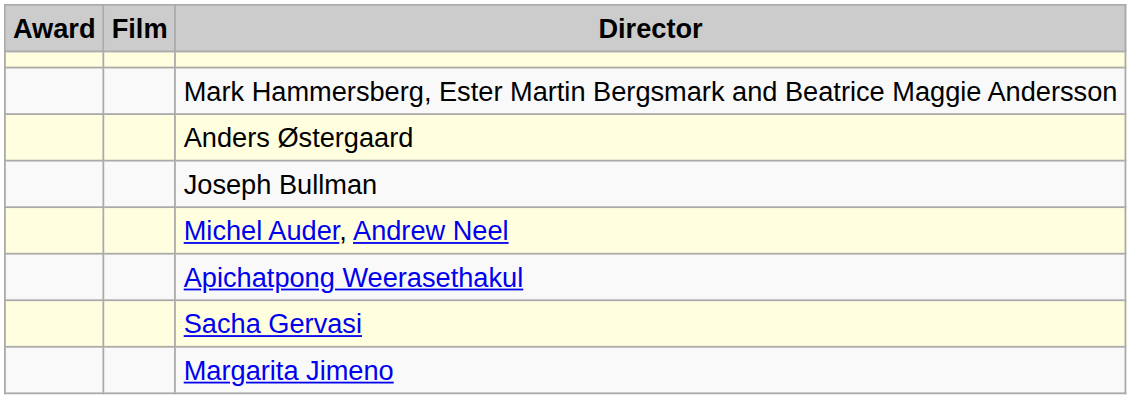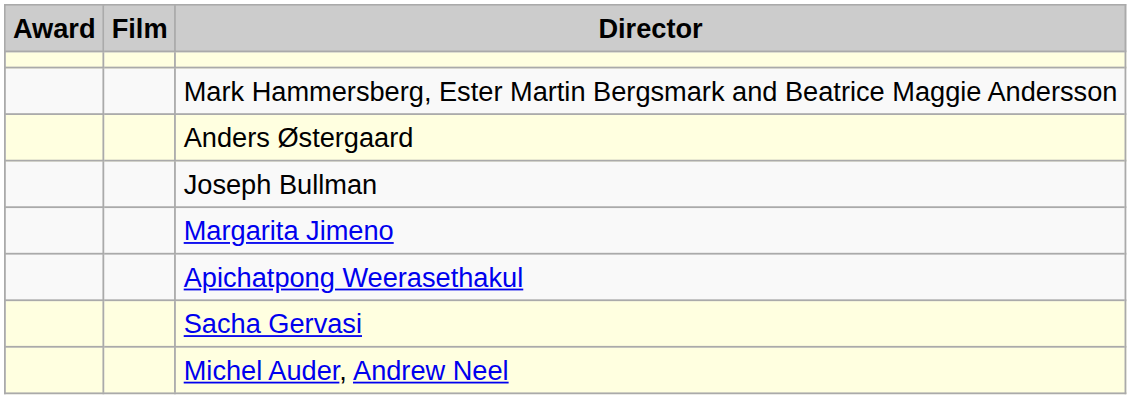rows swapped: (346, 231) <-> (289, 370)
